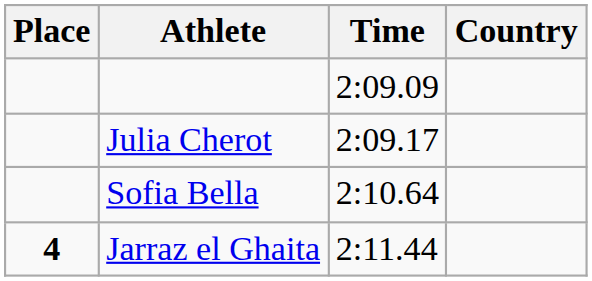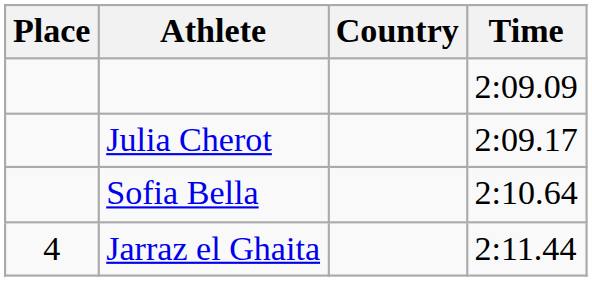columns swapped: (516, 31) <-> (387, 31)
(52, 247) bold -> (52, 247) normal
